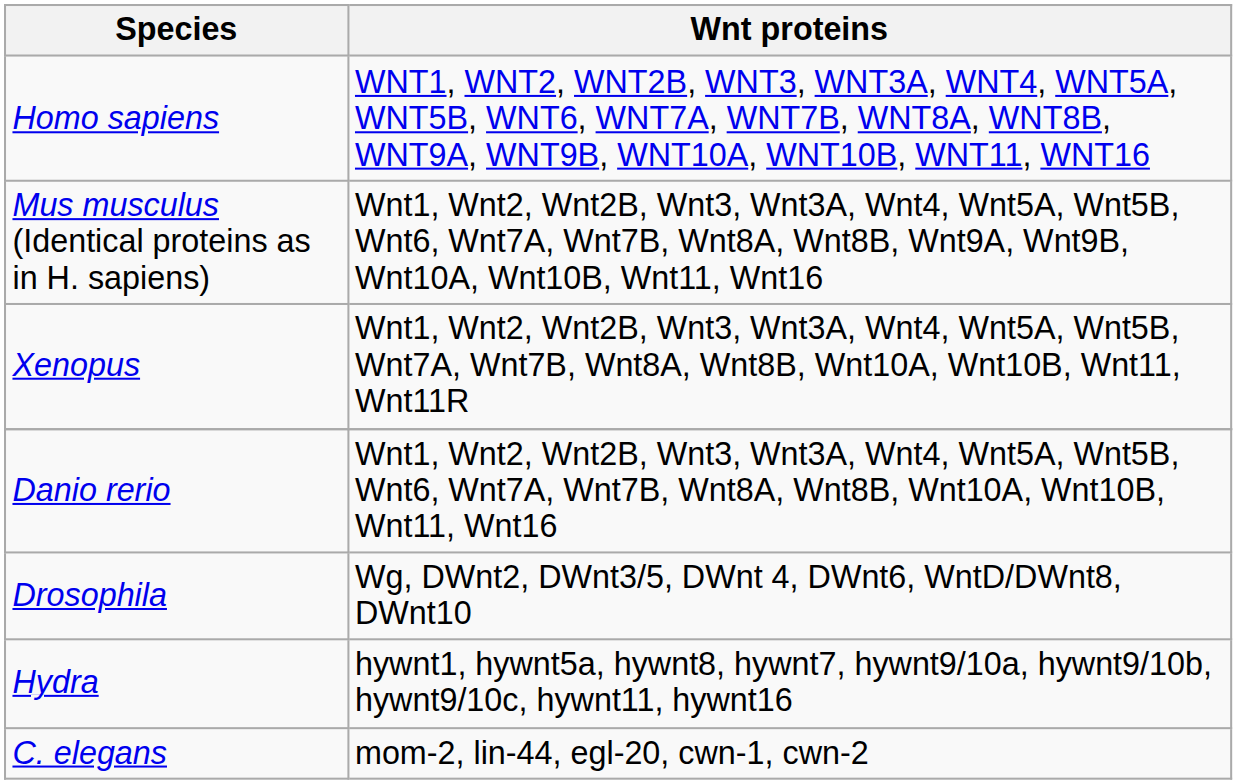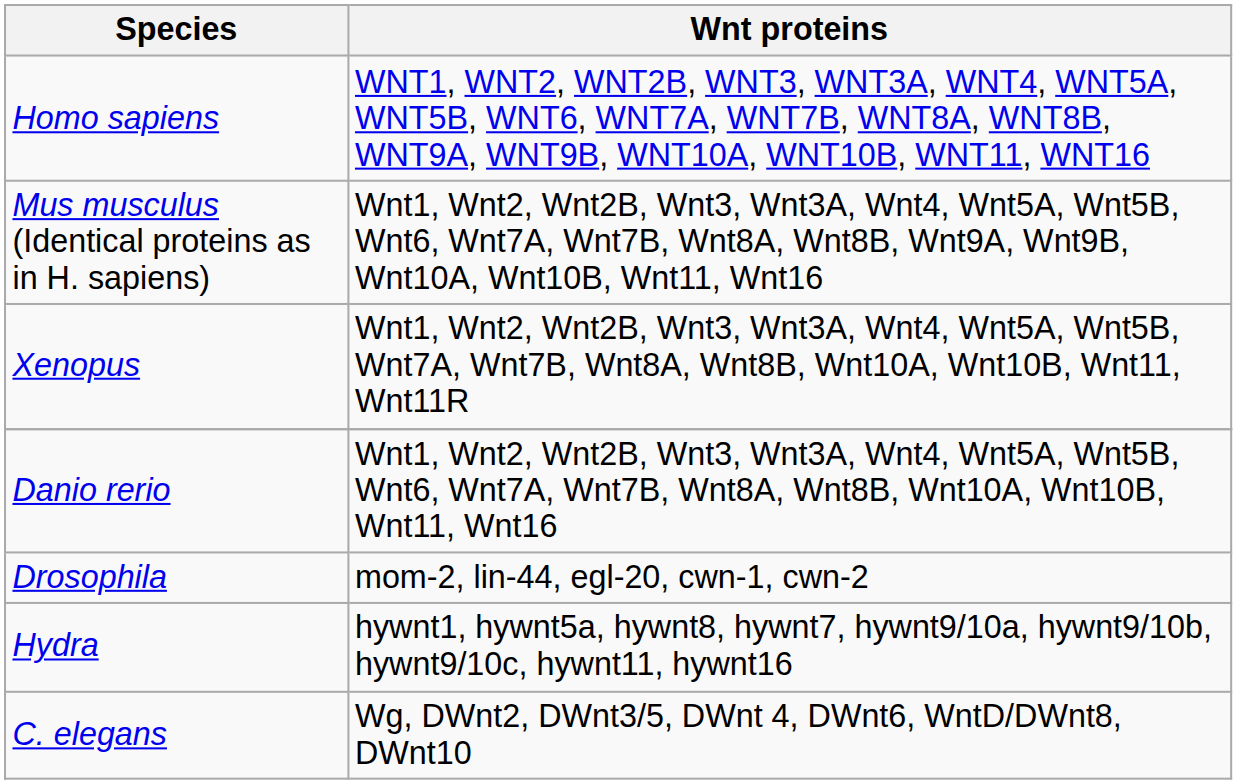(738, 595) Wg, DWnt2, DWnt3/5, DWnt 4, DWnt6, WntD/DWnt8, DWnt10 -> (612, 577) mom-2, lin-44, egl-20, cwn-1, cwn-2
(612, 752) mom-2, lin-44, egl-20, cwn-1, cwn-2 -> (738, 734) Wg, DWnt2, DWnt3/5, DWnt 4, DWnt6, WntD/DWnt8, DWnt10
